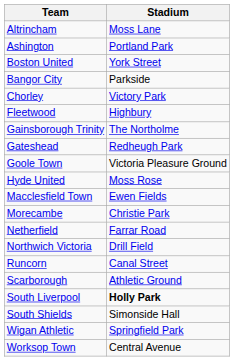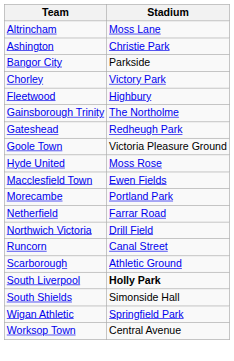(141, 46) Portland Park -> (139, 46) Christie Park
- row: (40, 63)
(139, 213) Christie Park -> (141, 197) Portland Park
